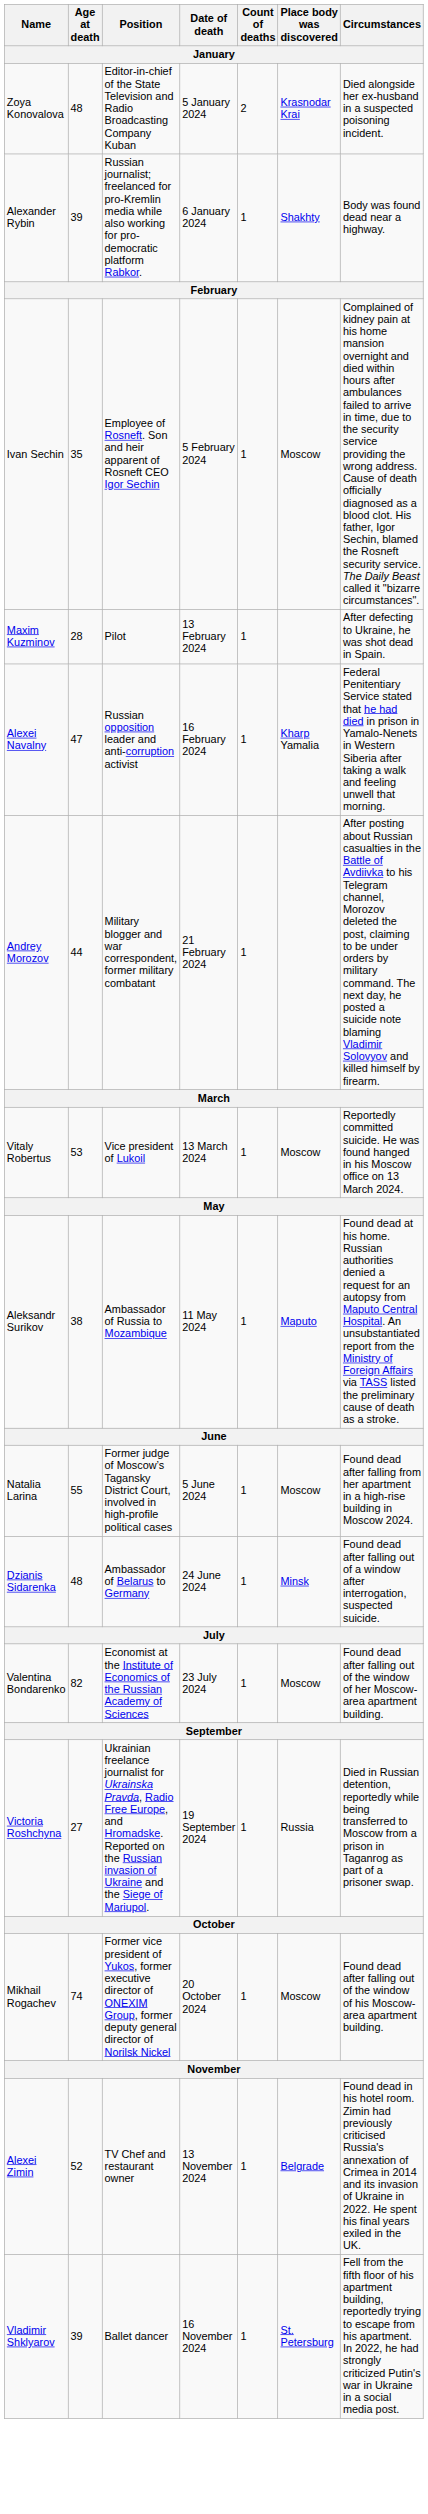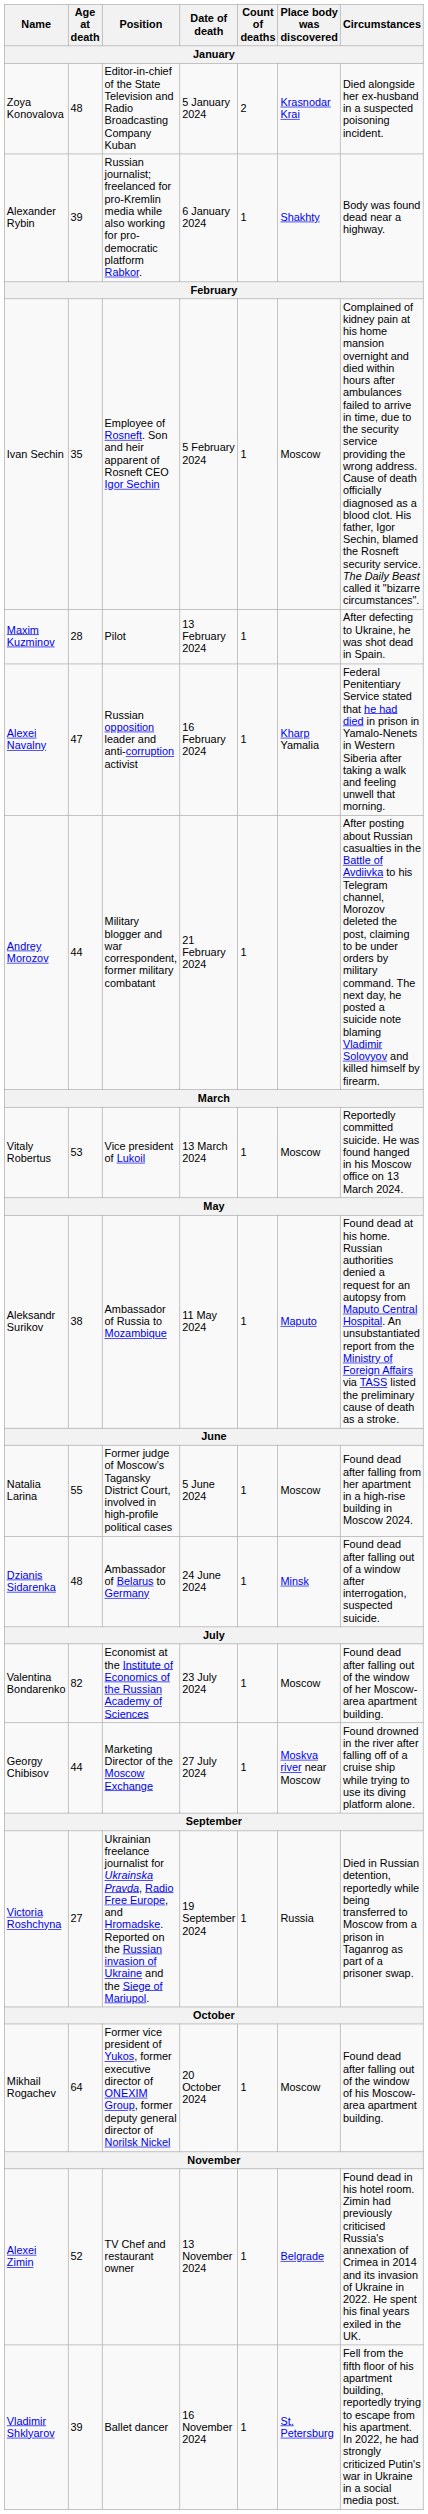+ row: (28, 1768)
(77, 1997) 74 -> (77, 2087) 64
